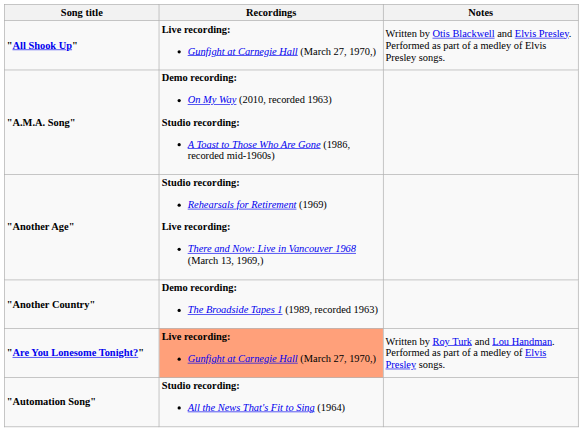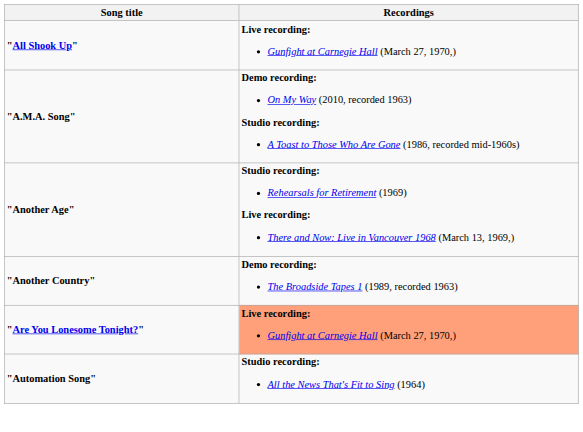- column: (481, 12)
